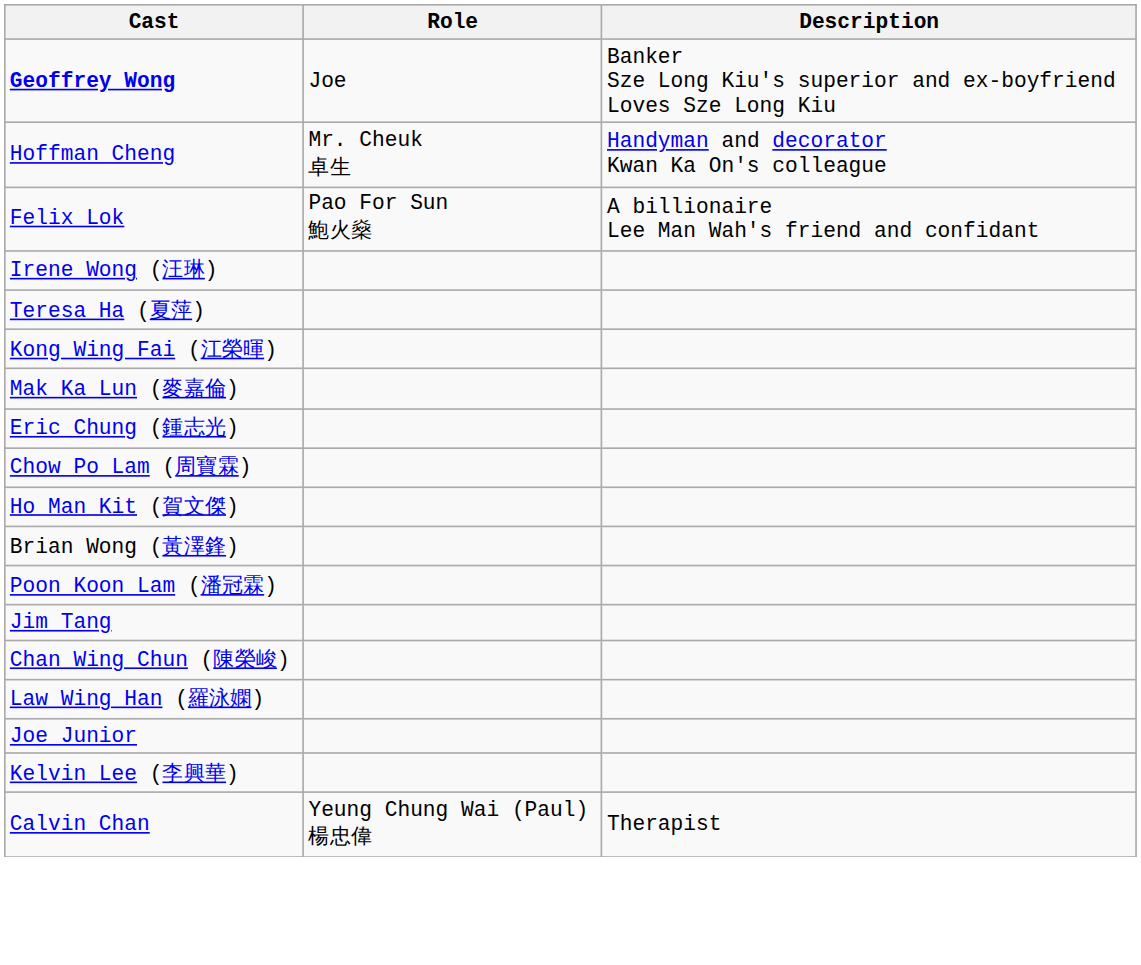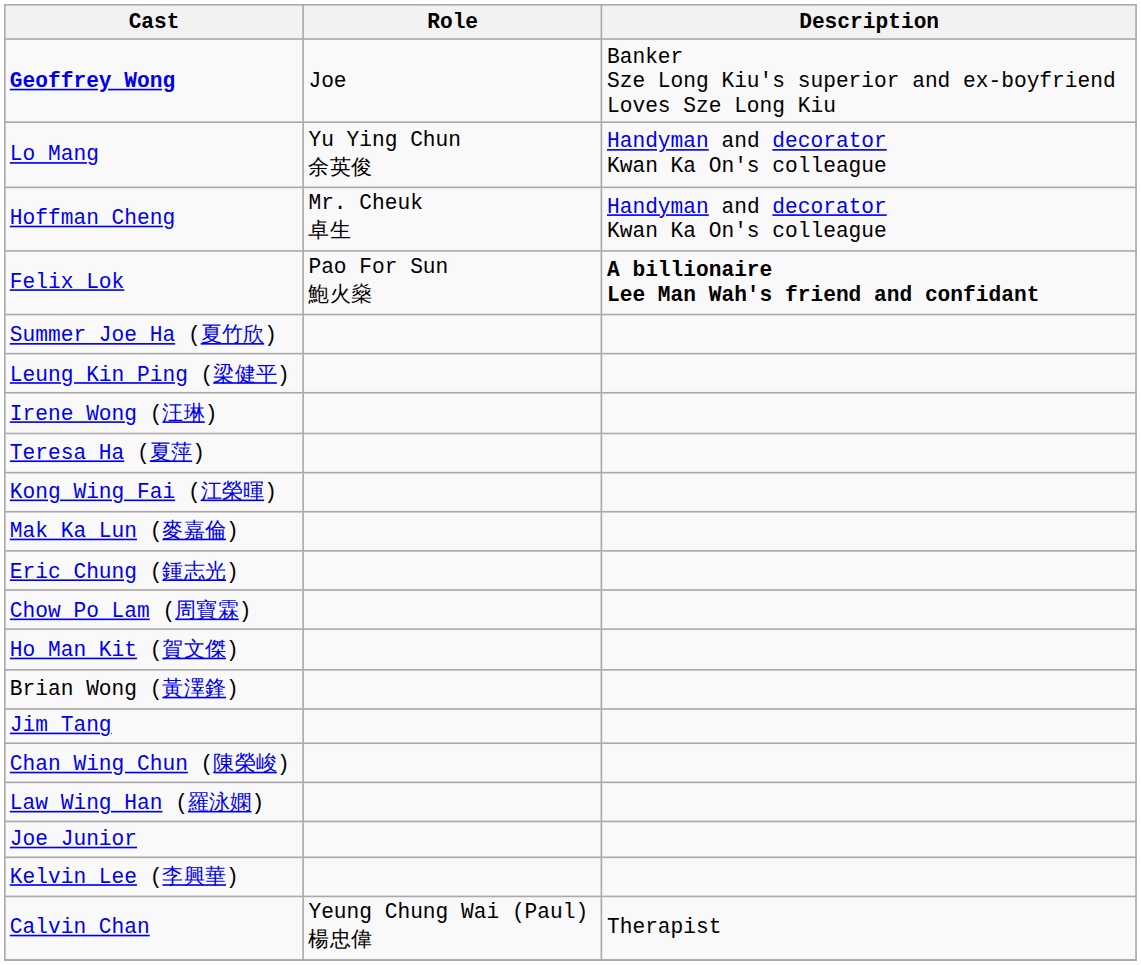+ row: (54, 155)
(823, 219) normal -> (823, 282) bold
+ row: (143, 335)
+ row: (150, 374)
- row: (143, 586)
